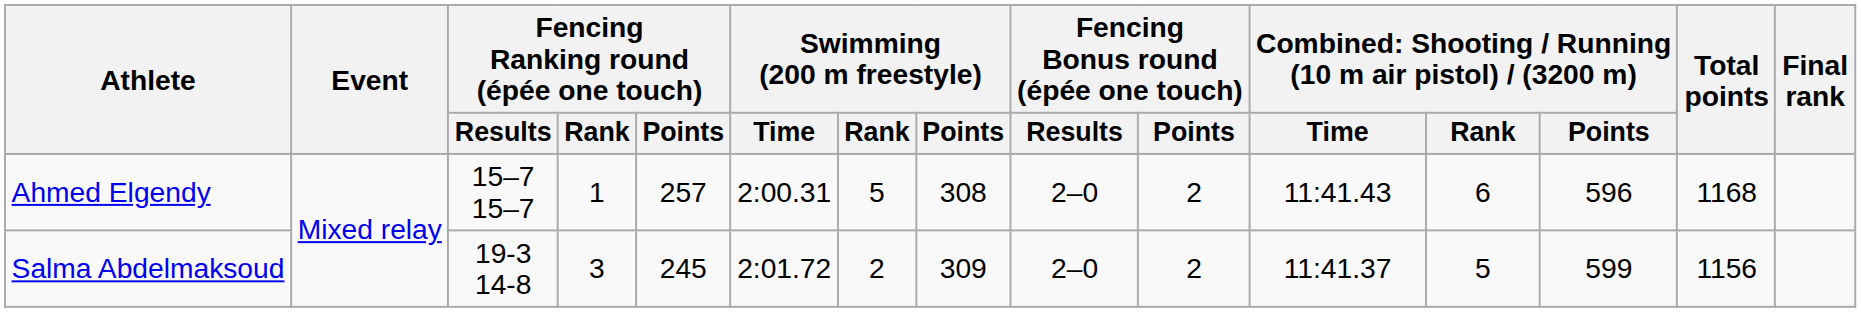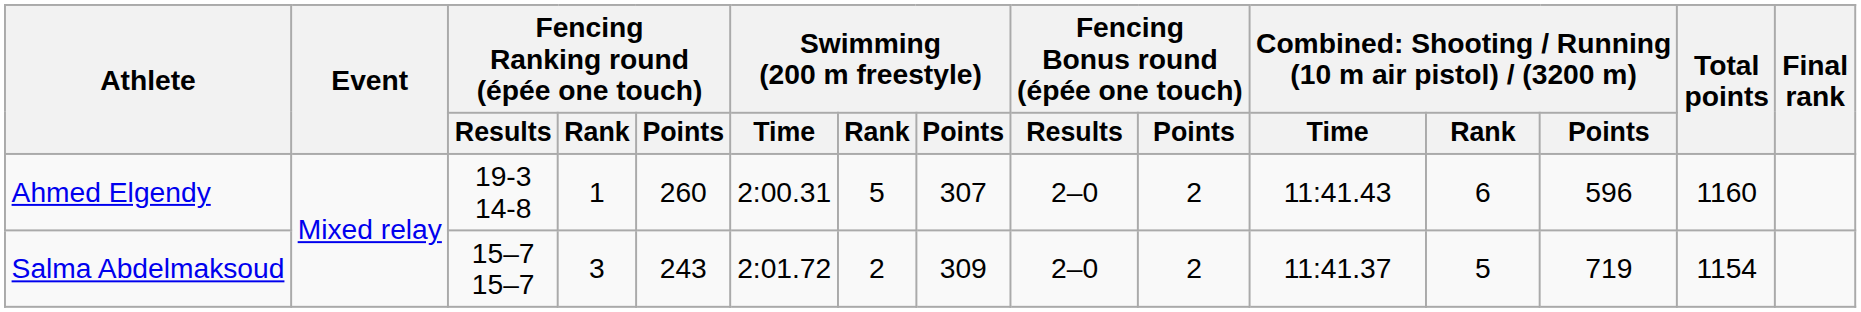(503, 193) 15–7 15–7 -> (503, 193) 19-3 14-8
(683, 193) 257 -> (683, 193) 260
(963, 193) 308 -> (963, 193) 307
(1727, 193) 1168 -> (1727, 193) 1160
(503, 269) 19-3 14-8 -> (503, 269) 15–7 15–7
(683, 269) 245 -> (683, 269) 243
(1609, 269) 599 -> (1609, 269) 719
(1727, 269) 1156 -> (1727, 269) 1154
